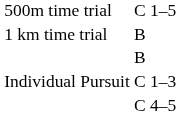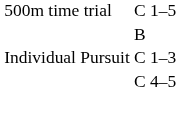- row: (56, 34)
